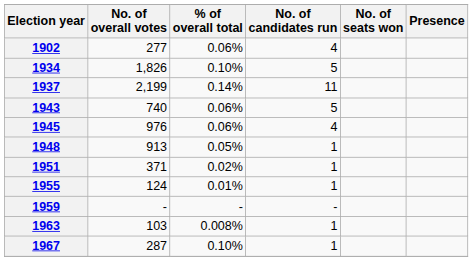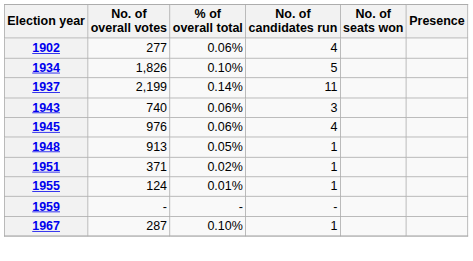(334, 107) 5 -> (334, 107) 3
- row: (46, 226)
